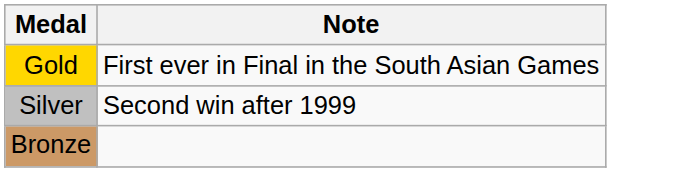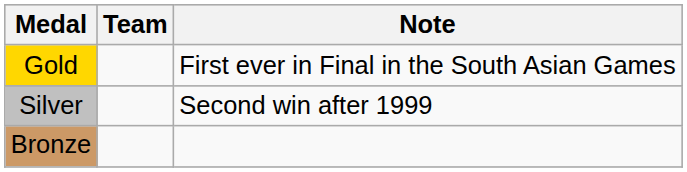+ column: (135, 24)
